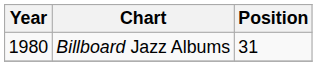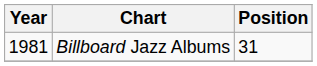(28, 46) 1980 -> (28, 46) 1981
